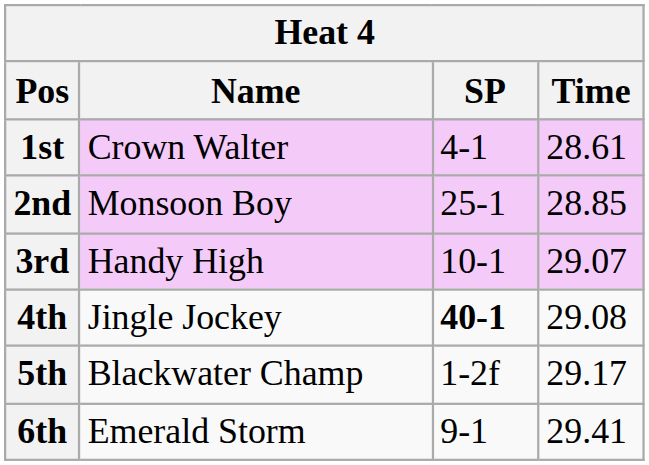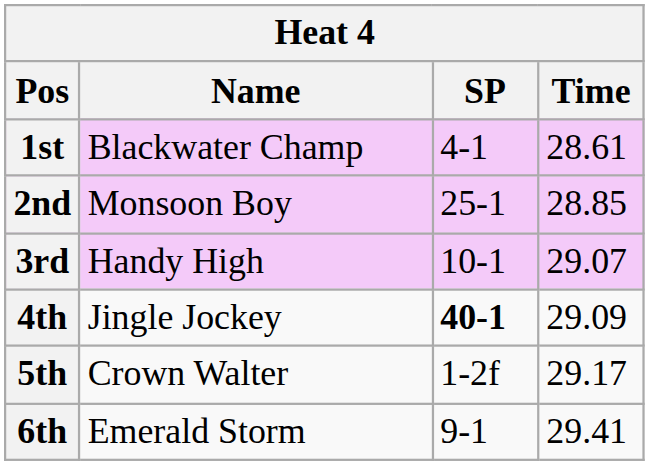(188, 146) Crown Walter -> (226, 146) Blackwater Champ
(587, 317) 29.08 -> (587, 317) 29.09
(226, 373) Blackwater Champ -> (188, 373) Crown Walter
